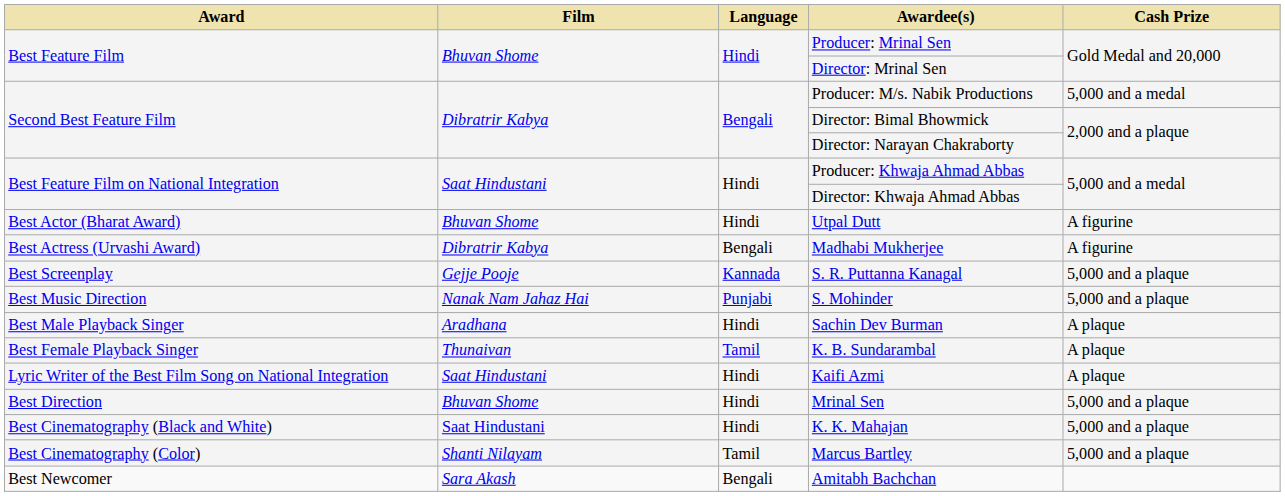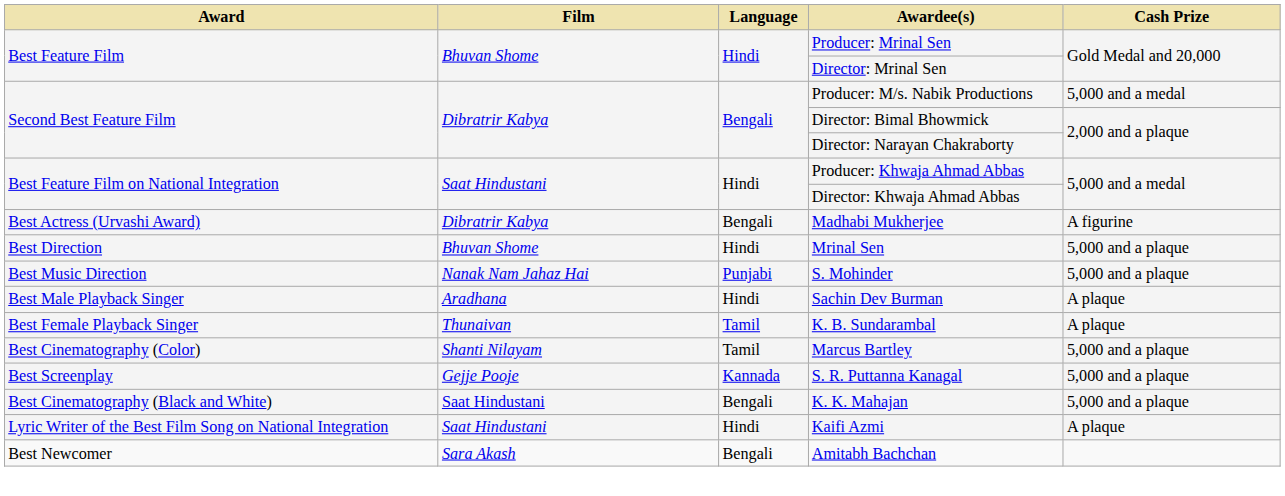- row: (846, 222)
rows swapped: (848, 401) <-> (887, 273)
rows swapped: (848, 376) <-> (862, 453)
(741, 427) Hindi -> (748, 401) Bengali
